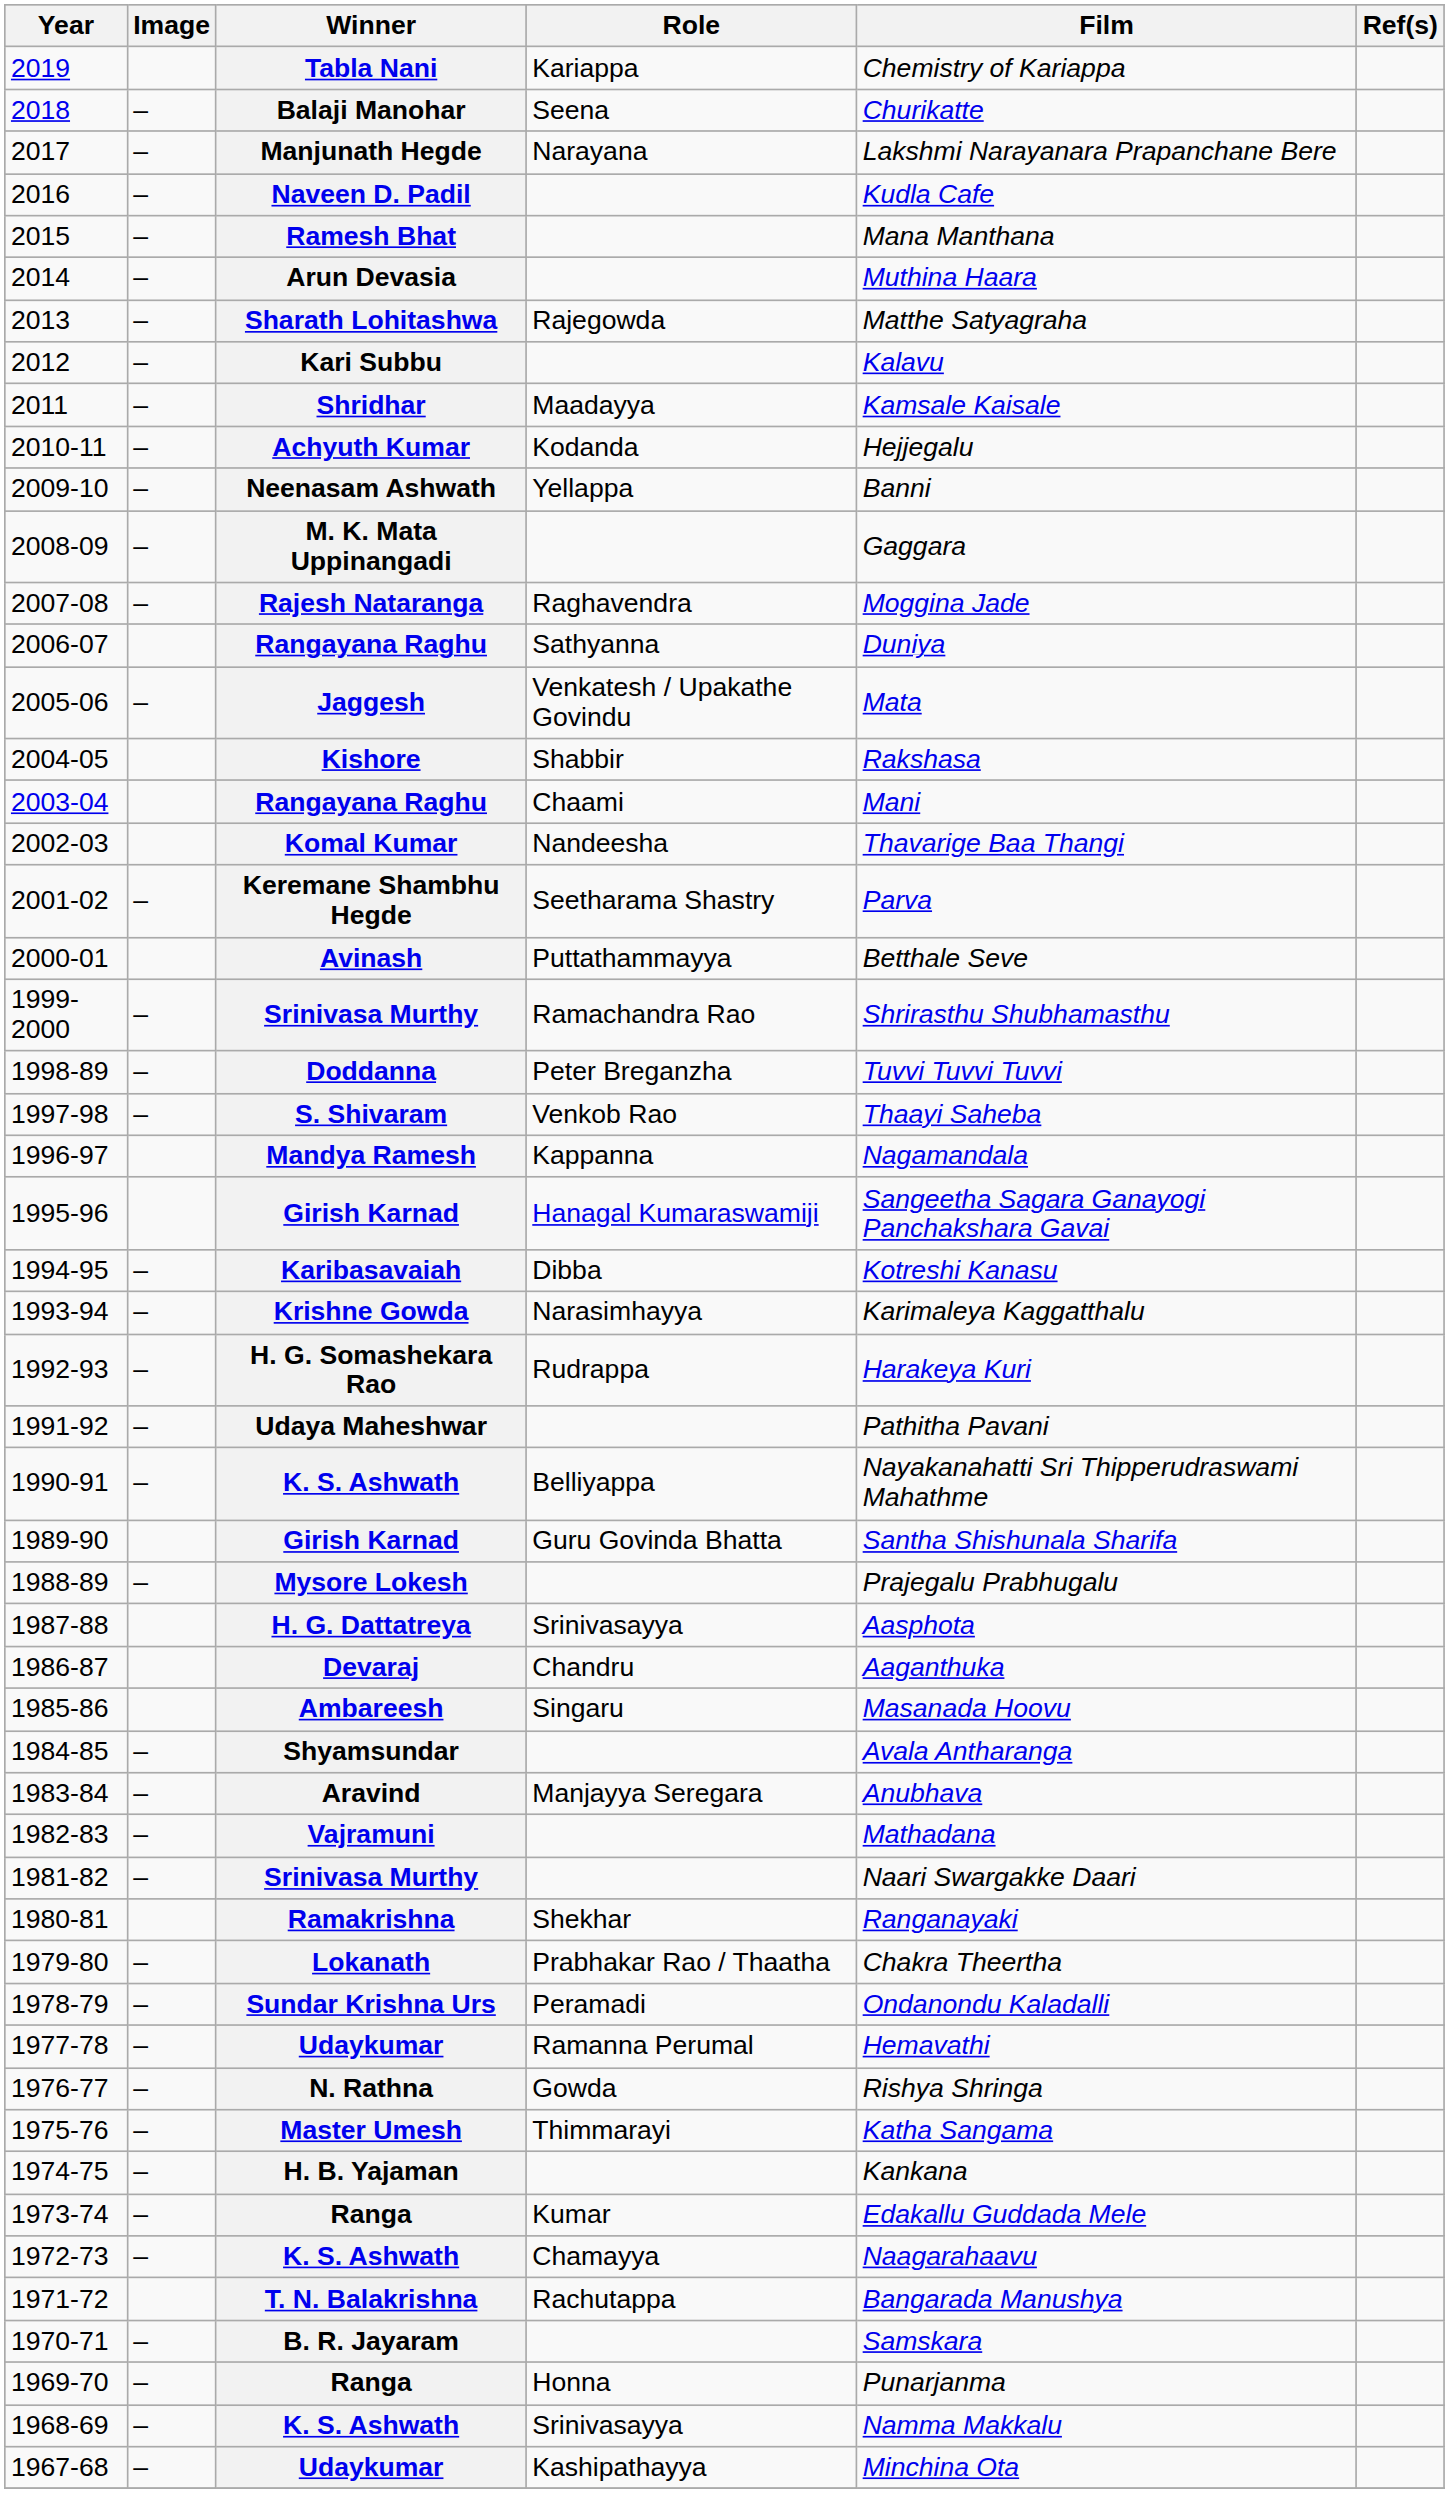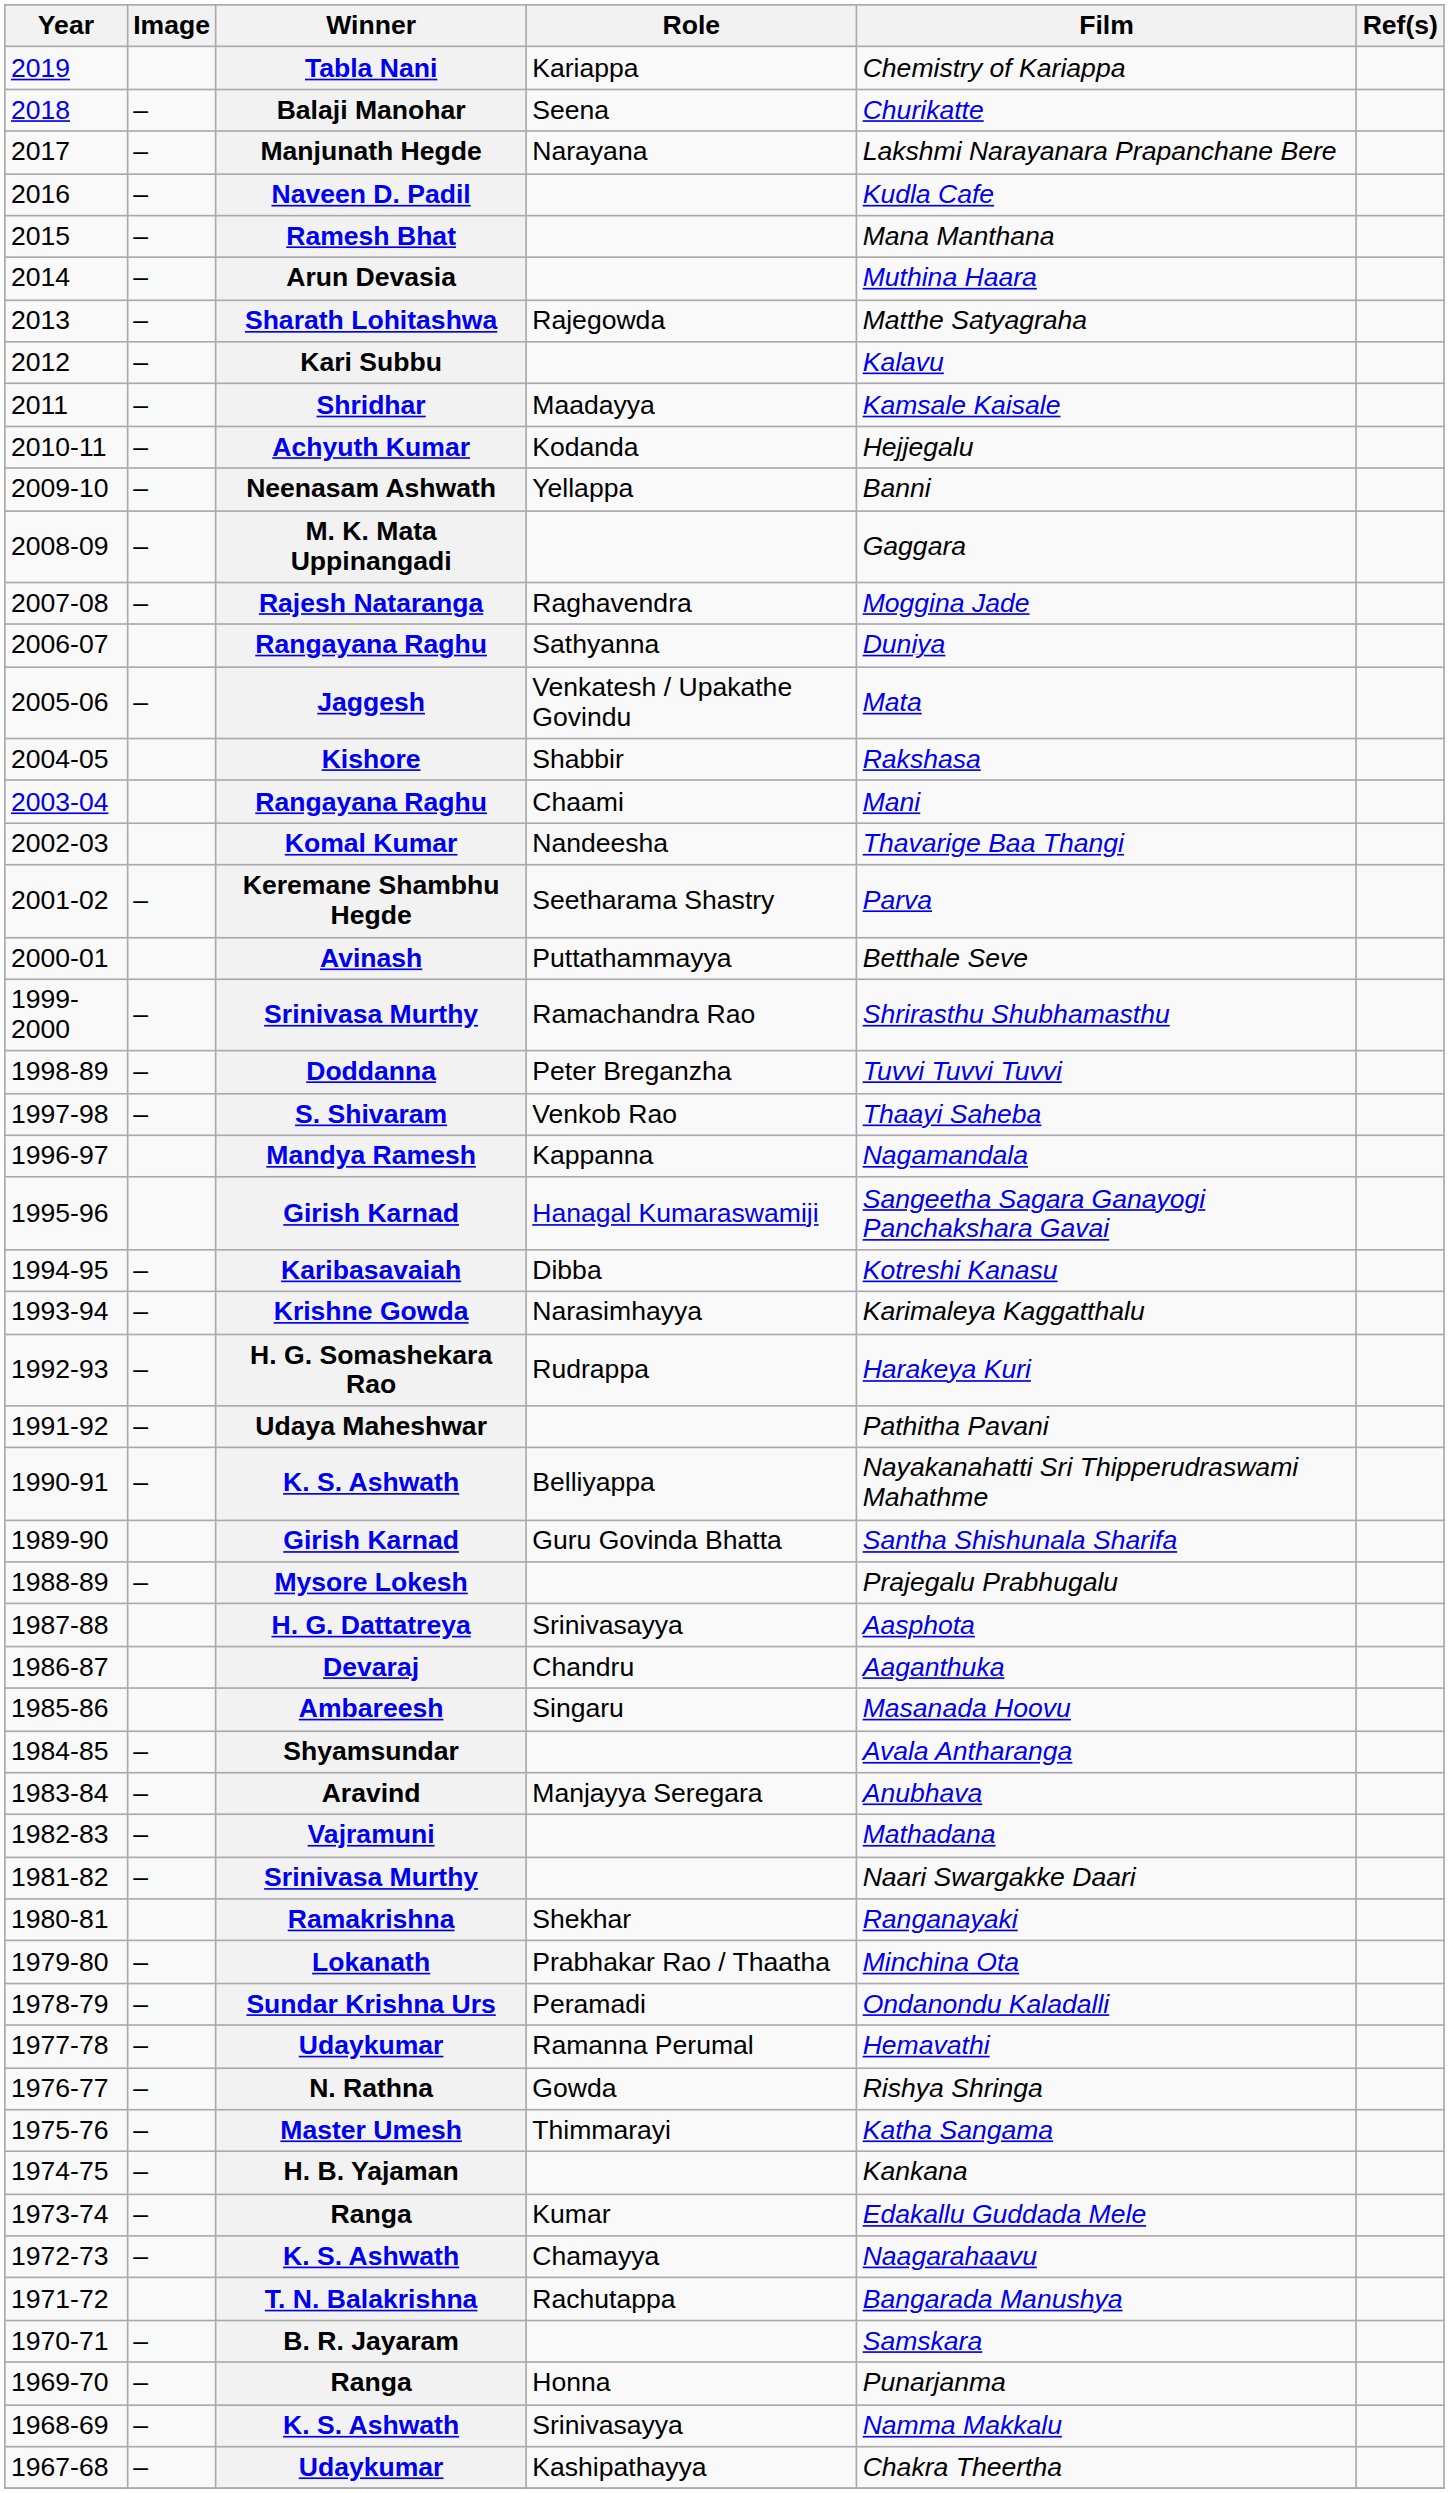(962, 1961) Chakra Theertha -> (941, 1961) Minchina Ota
(941, 2467) Minchina Ota -> (962, 2467) Chakra Theertha
